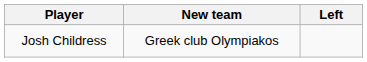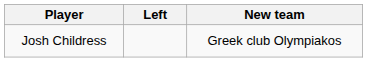columns swapped: (331, 14) <-> (212, 14)
